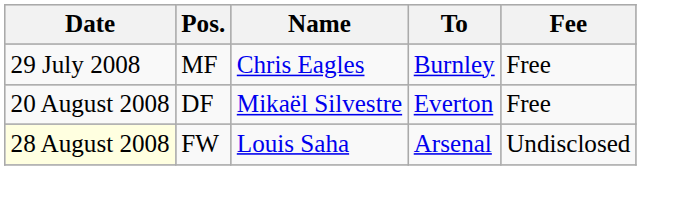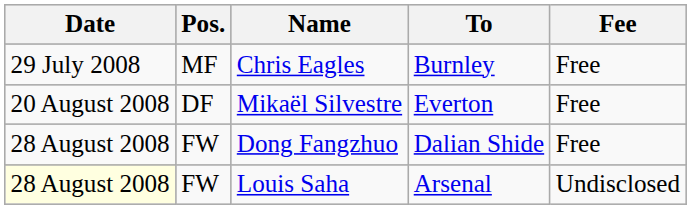+ row: (317, 143)
